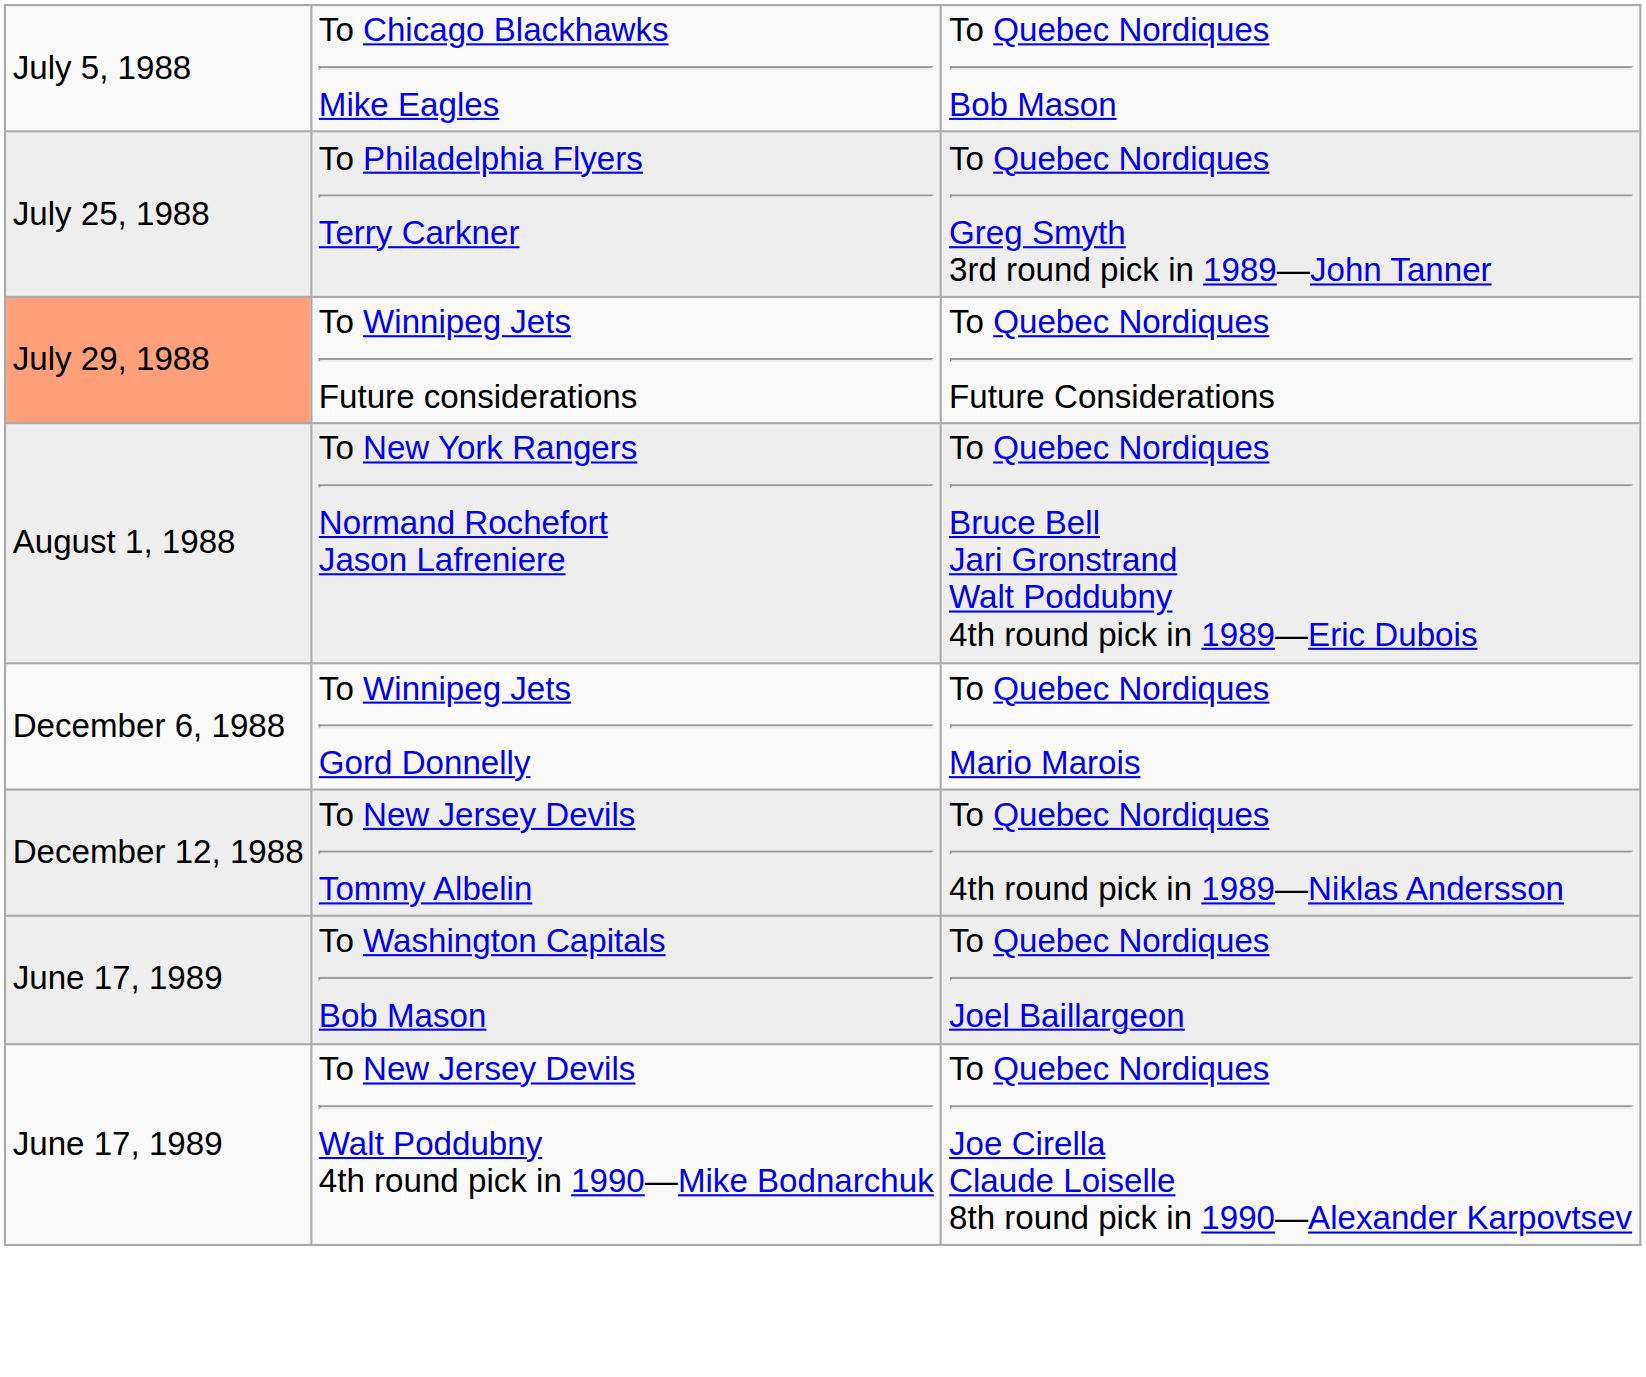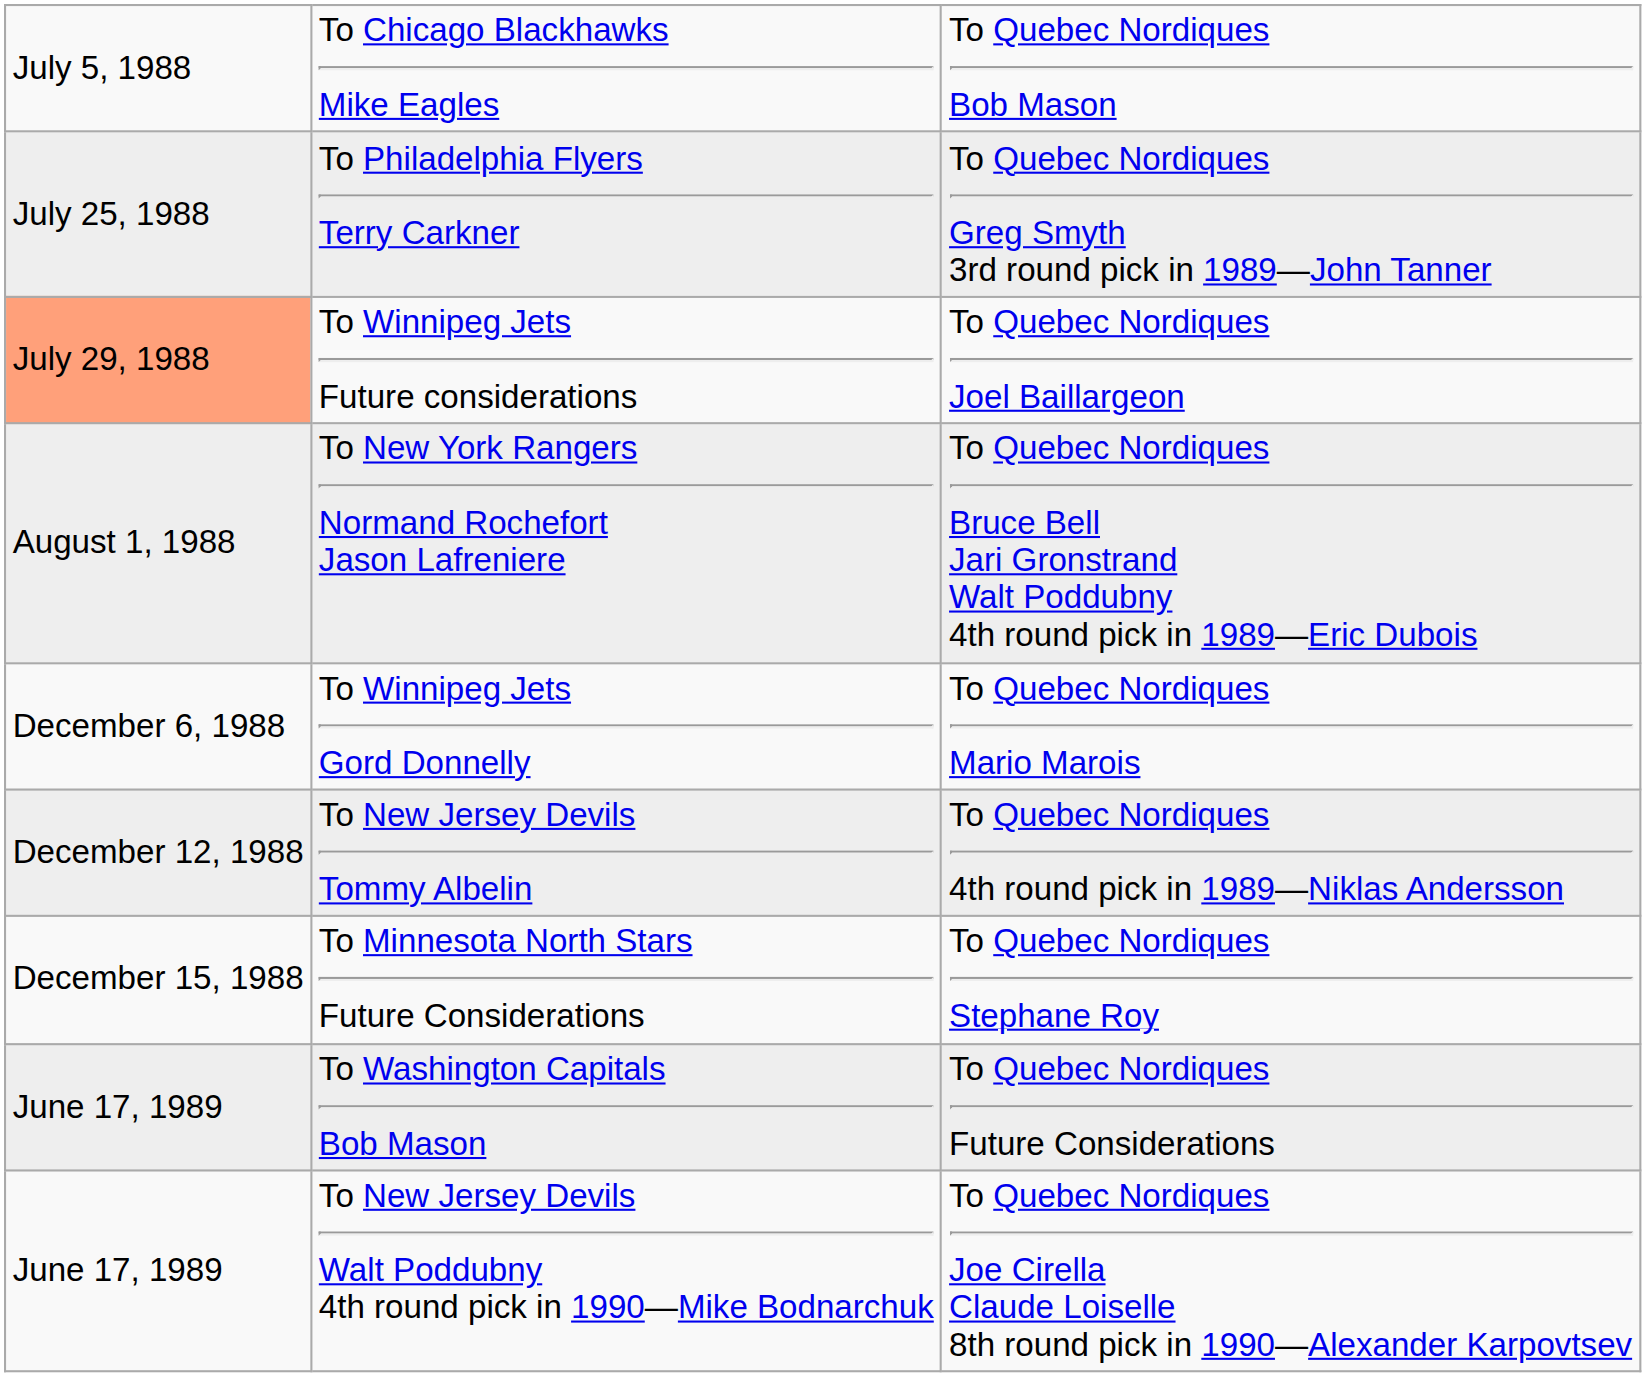(1291, 359) To Quebec Nordiques Future Considerations -> (1291, 359) To Quebec Nordiques Joel Baillargeon
+ row: (626, 979)
(1291, 979) To Quebec Nordiques Joel Baillargeon -> (1291, 1106) To Quebec Nordiques Future Considerations
